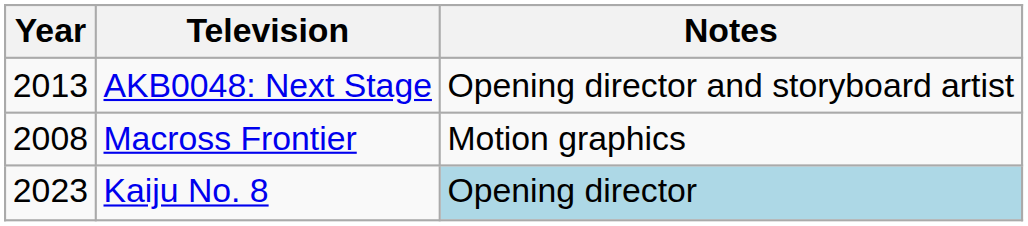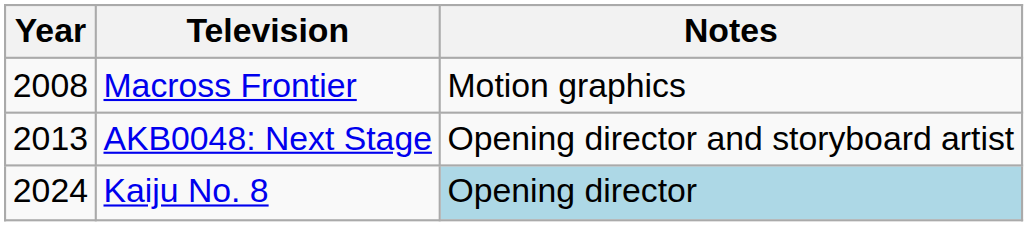rows swapped: (230, 138) <-> (268, 84)
(50, 191) 2023 -> (50, 191) 2024
